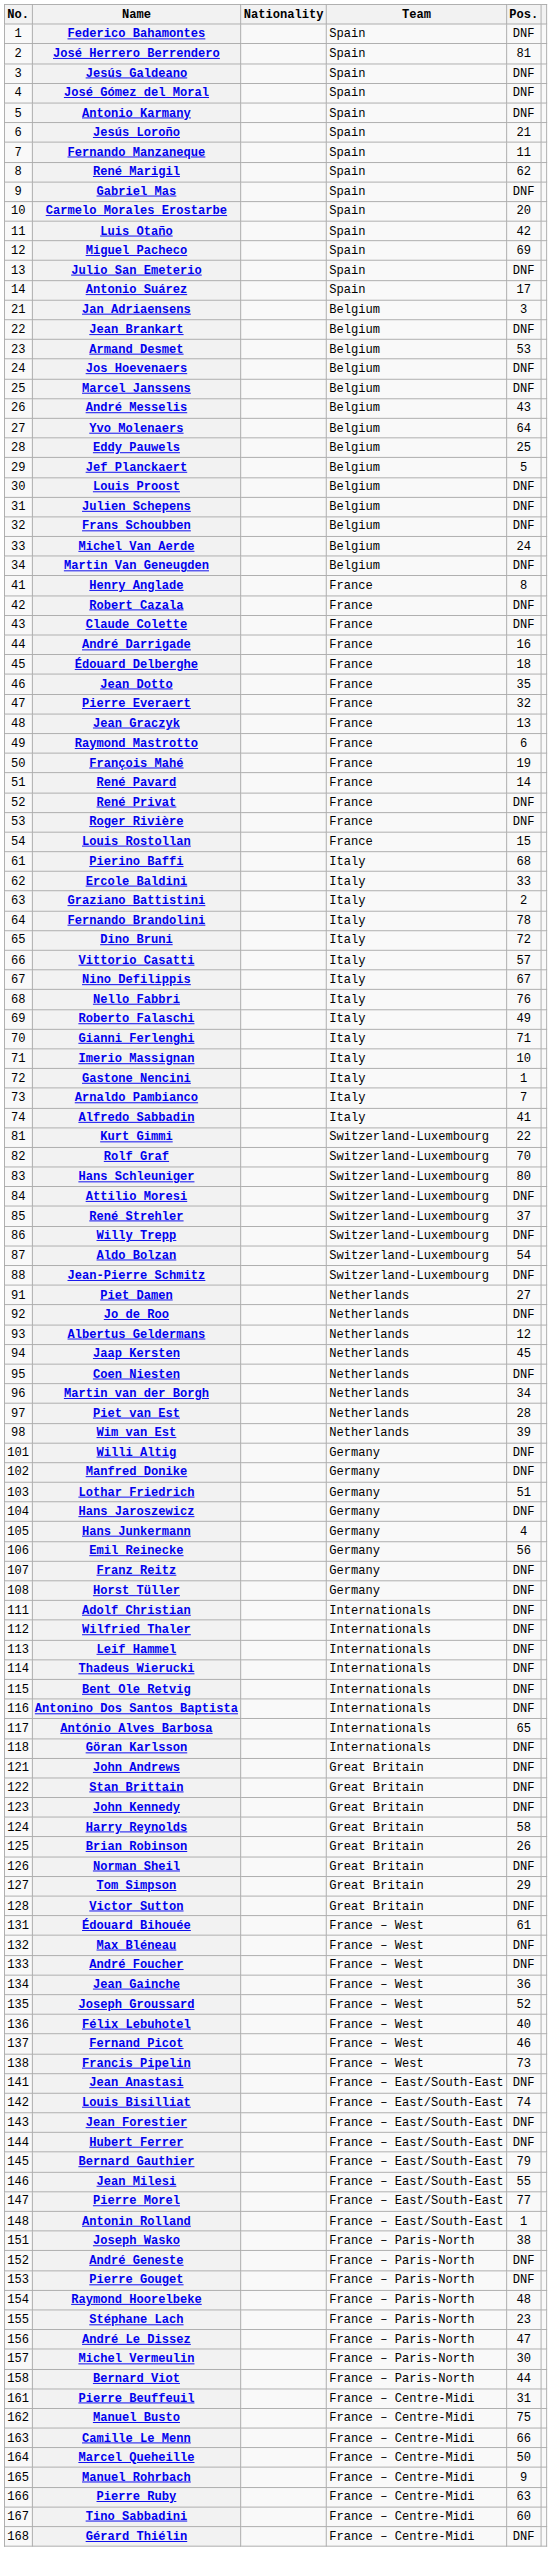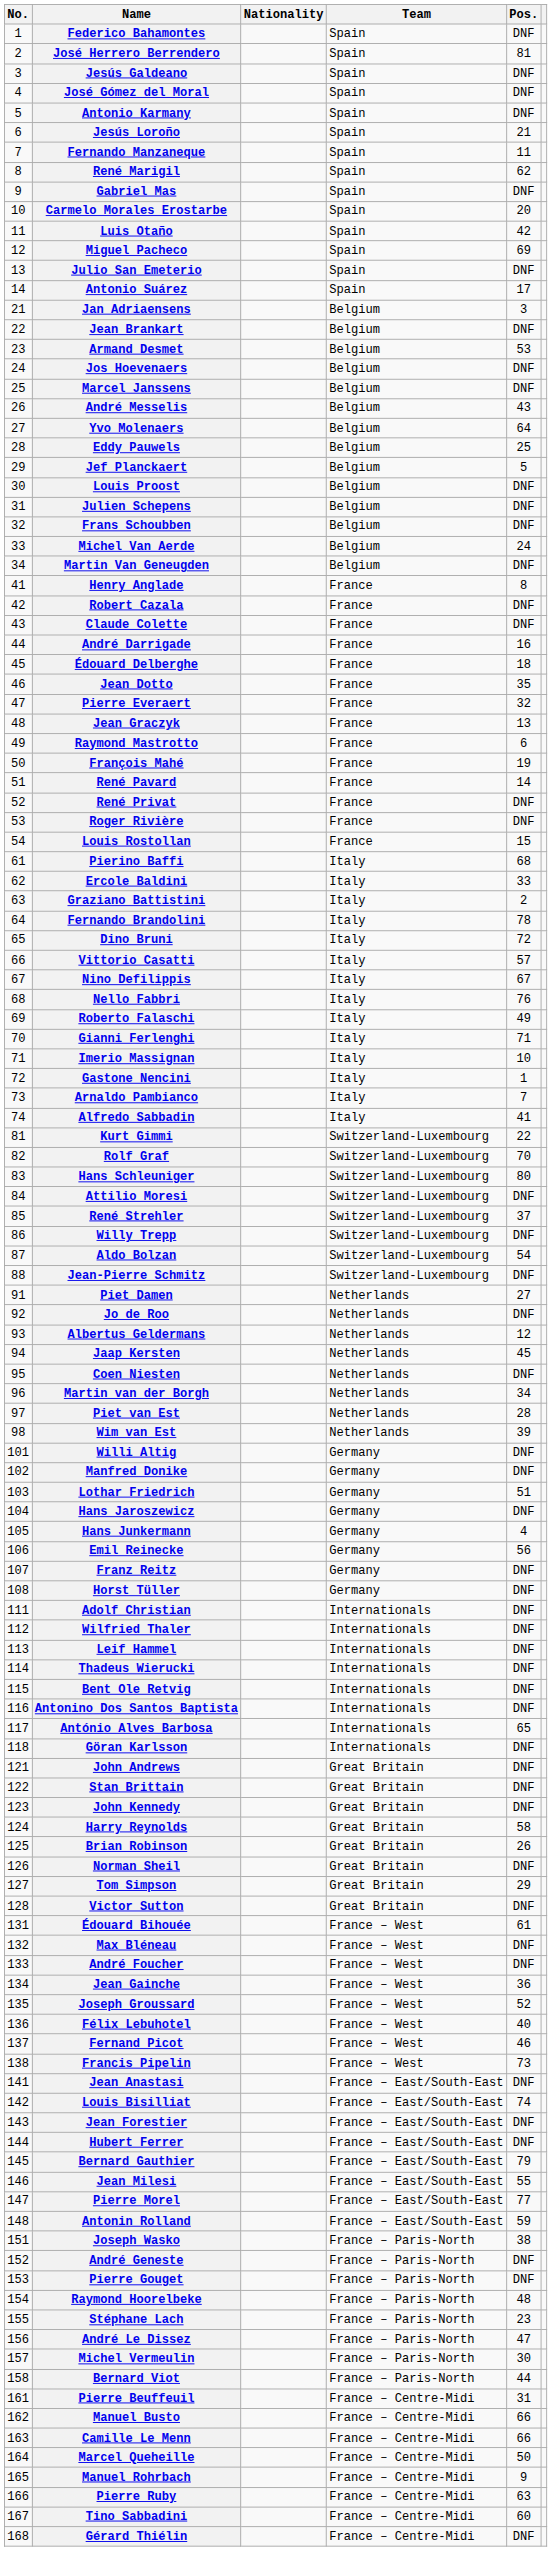(524, 2221) 1 -> (524, 2221) 59
(524, 2418) 75 -> (524, 2418) 66
